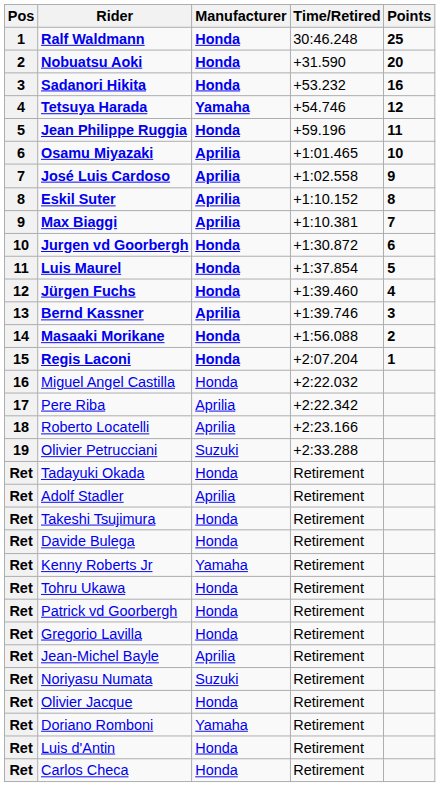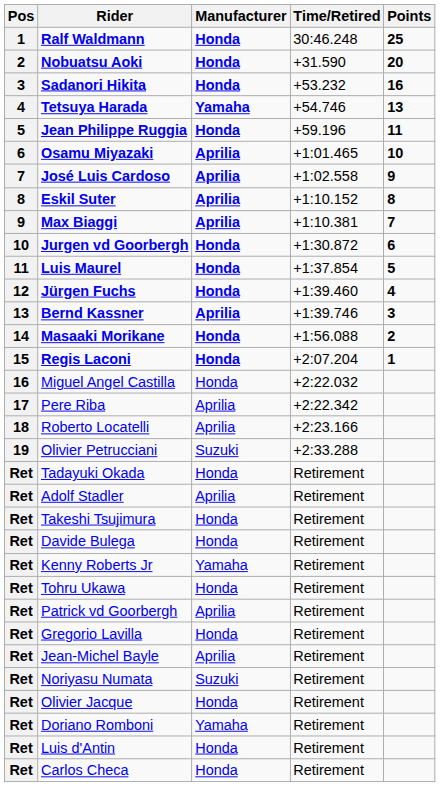(395, 108) 12 -> (395, 108) 13
(216, 610) Honda -> (215, 610) Aprilia
